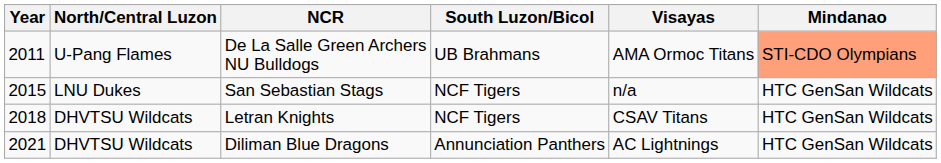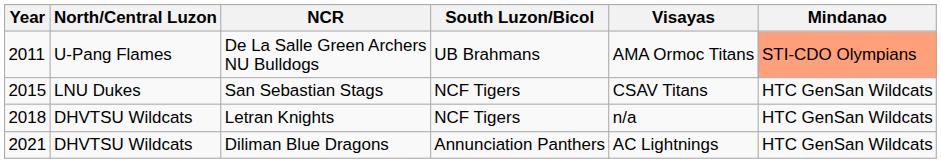(625, 90) n/a -> (660, 90) CSAV Titans
(660, 117) CSAV Titans -> (625, 117) n/a
